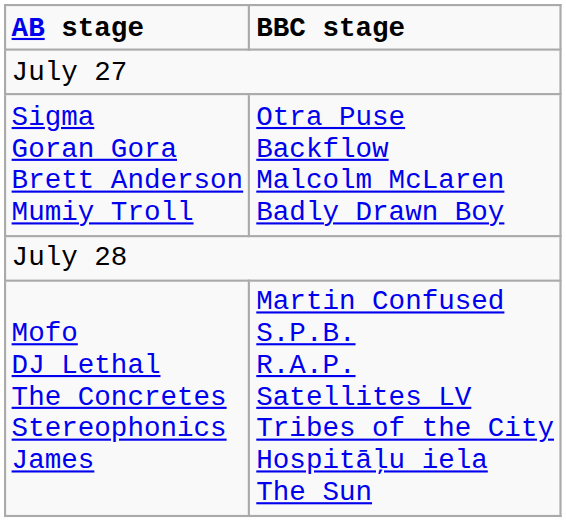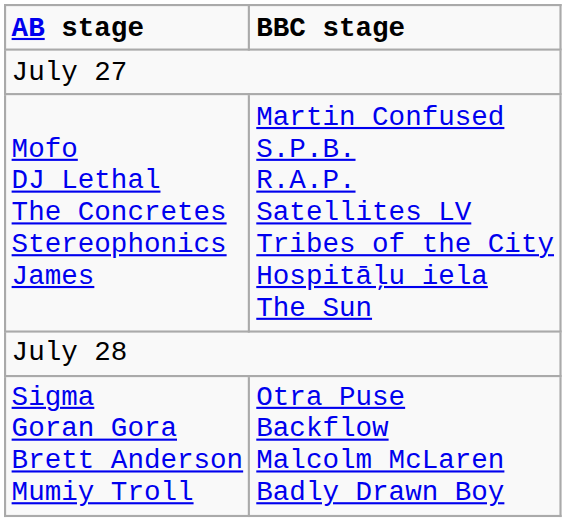rows swapped: (127, 165) <-> (119, 398)
